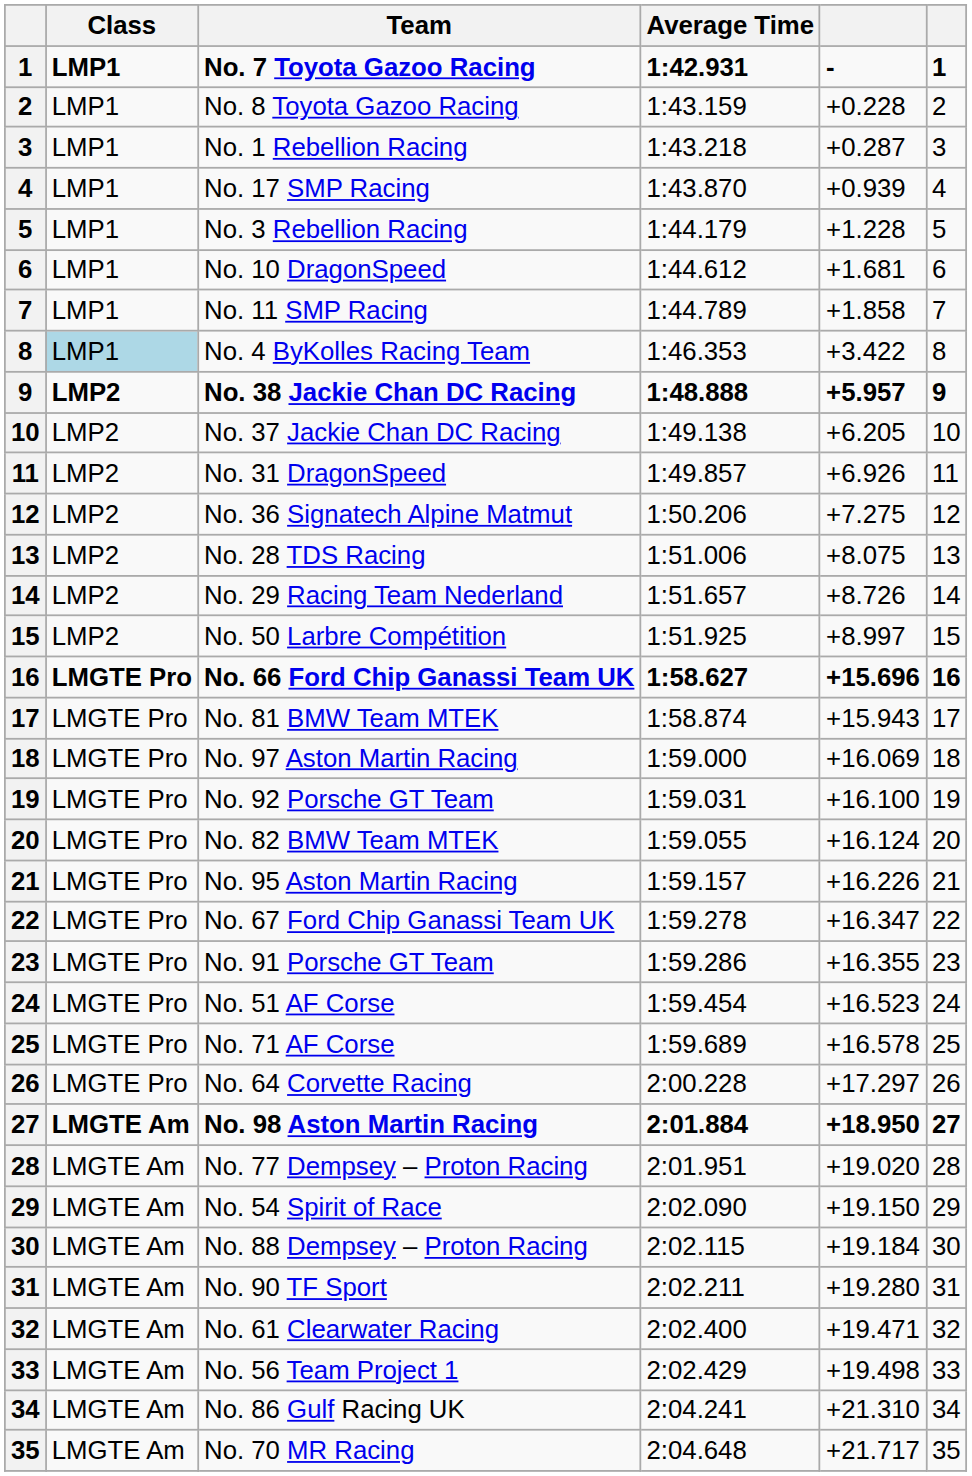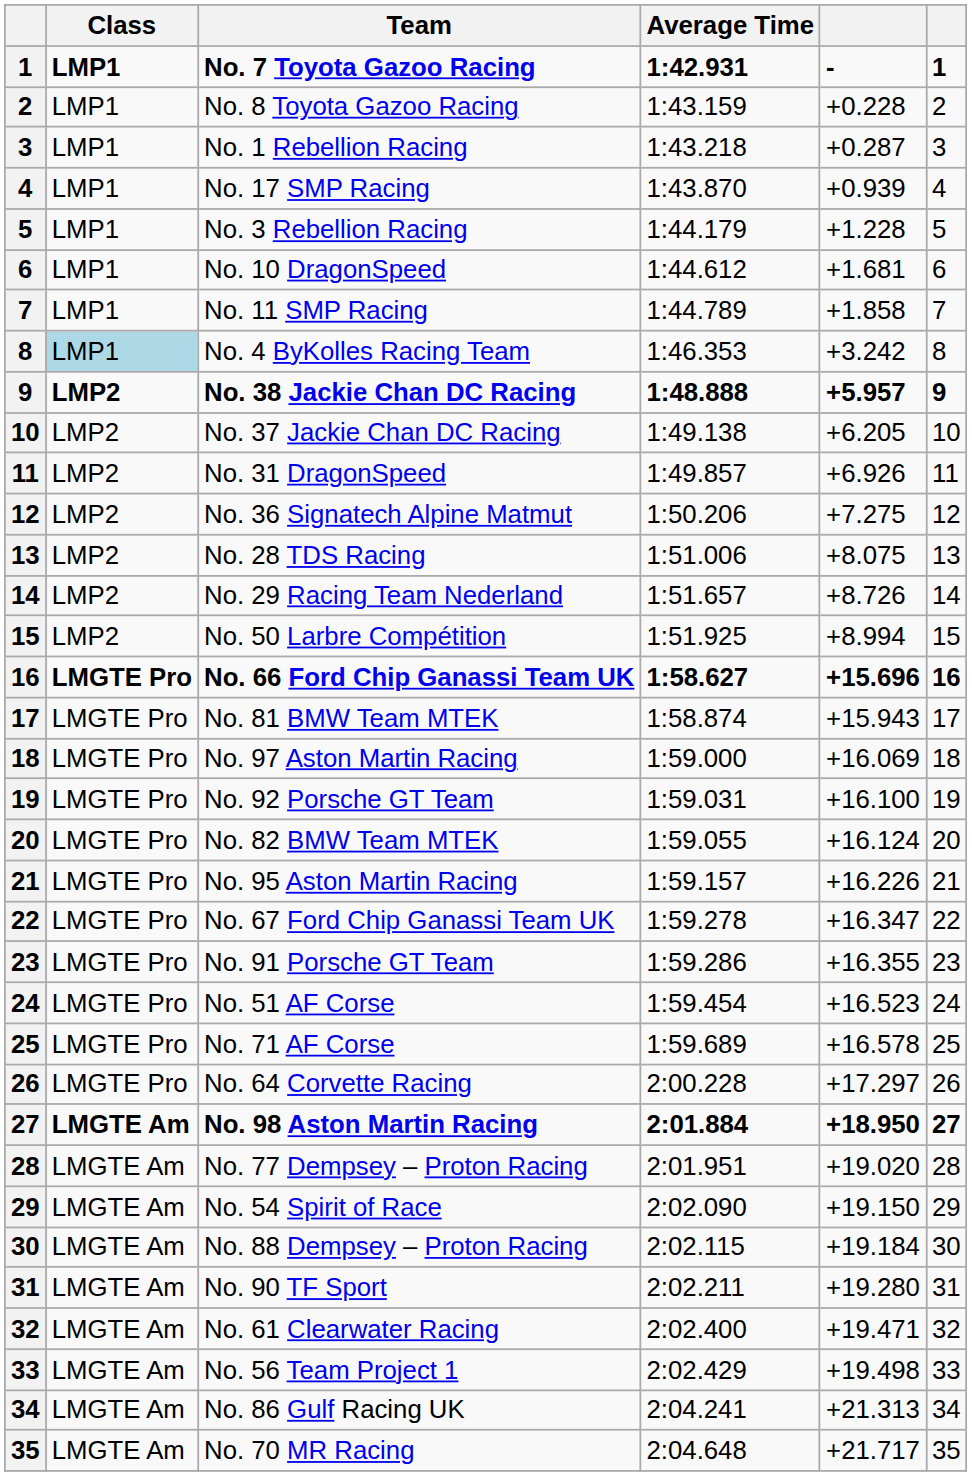(866, 351) +3.422 -> (866, 351) +3.242
(866, 636) +8.997 -> (866, 636) +8.994
(873, 1410) +21.310 -> (873, 1410) +21.313
